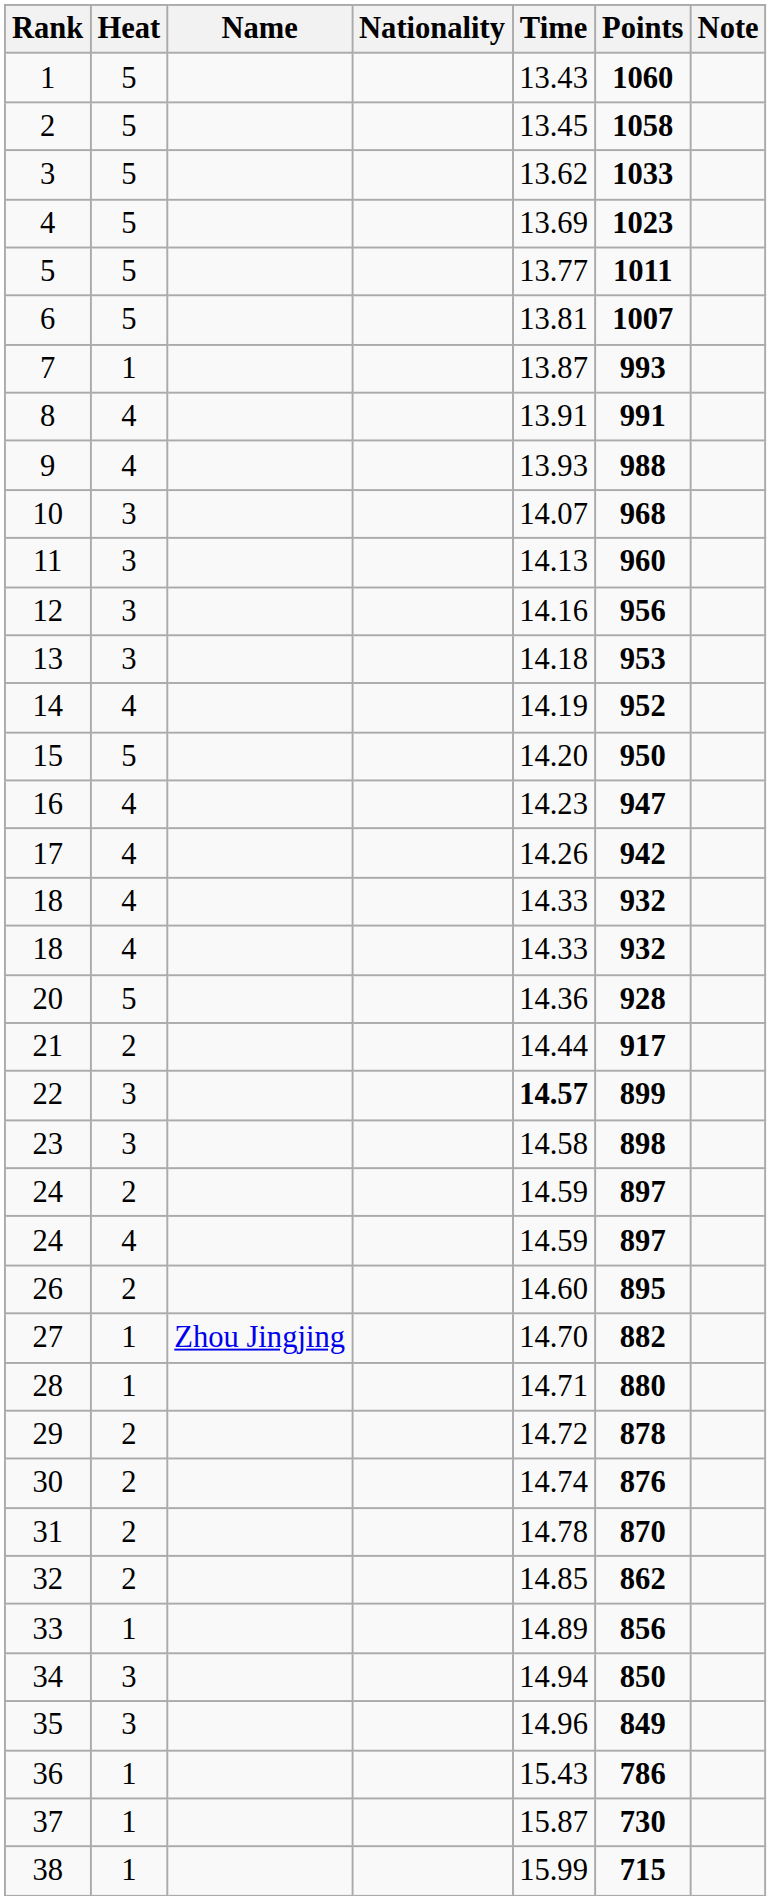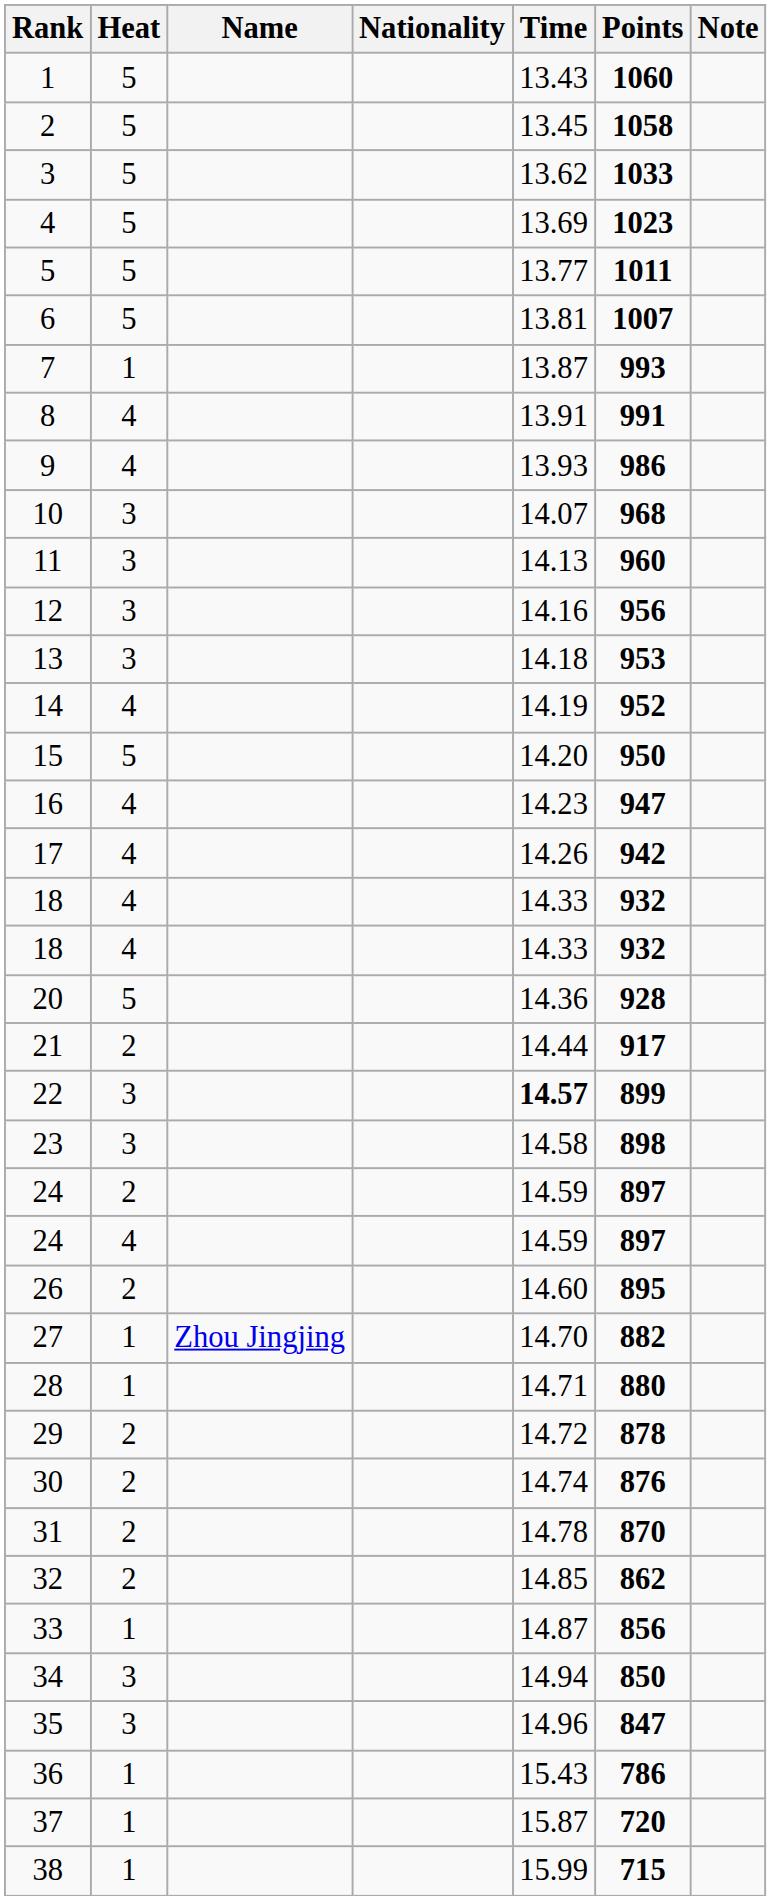(643, 464) 988 -> (643, 464) 986
(554, 1628) 14.89 -> (554, 1628) 14.87
(643, 1725) 849 -> (643, 1725) 847
(643, 1821) 730 -> (643, 1821) 720
